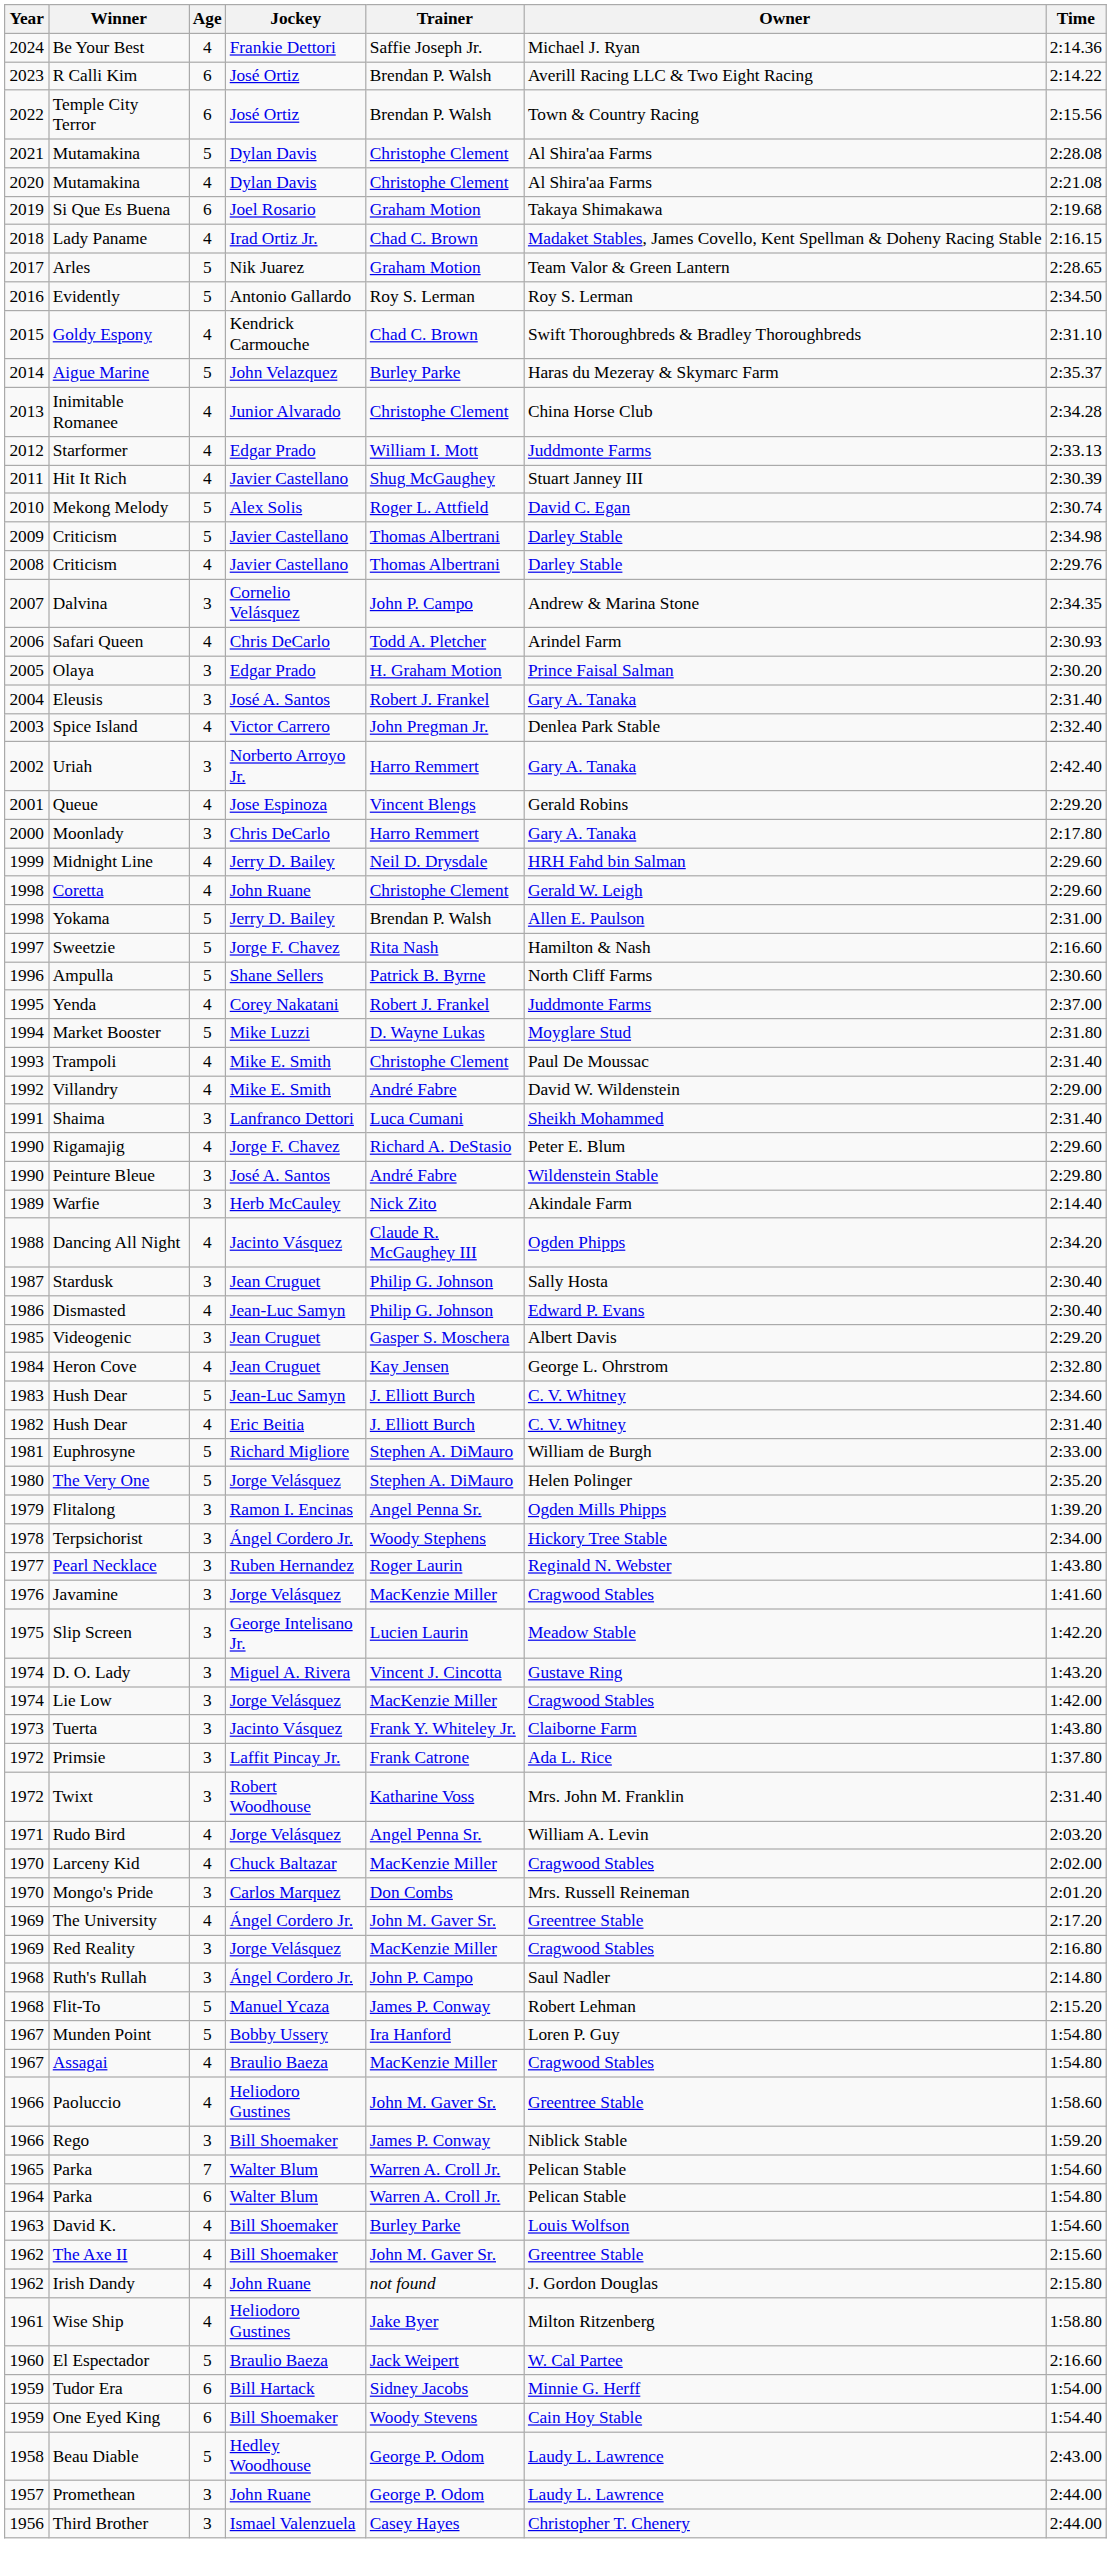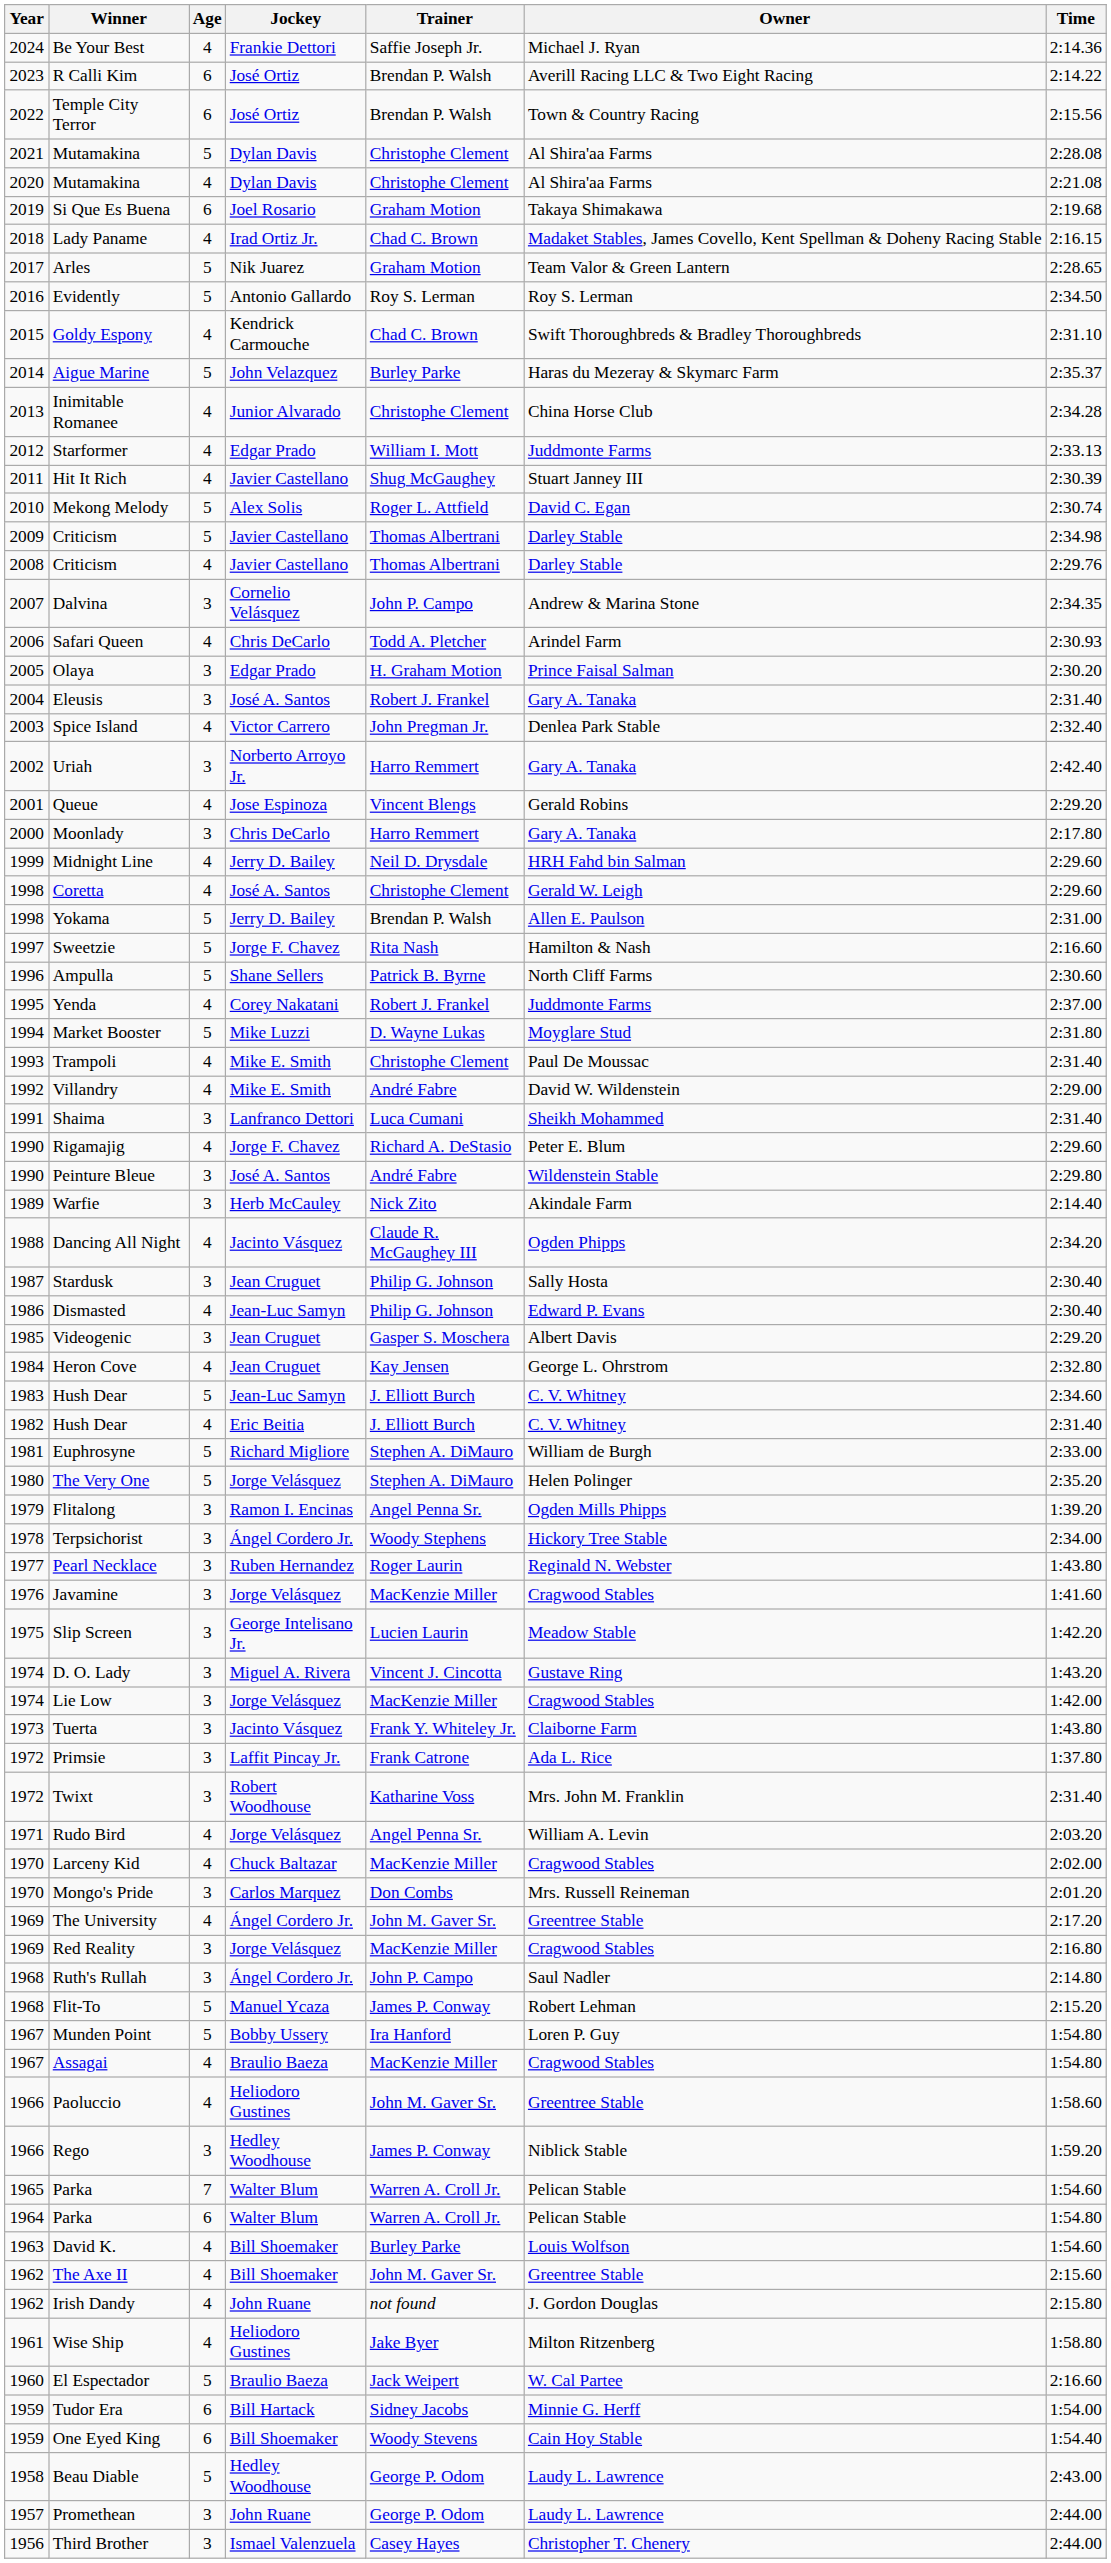(270, 890) John Ruane -> (280, 890) José A. Santos
(284, 2140) Bill Shoemaker -> (270, 2150) Hedley Woodhouse
